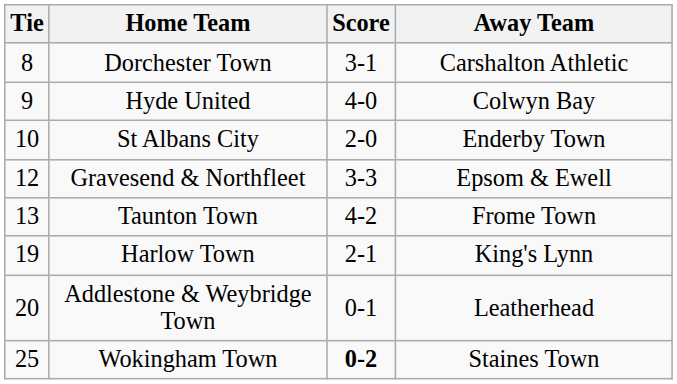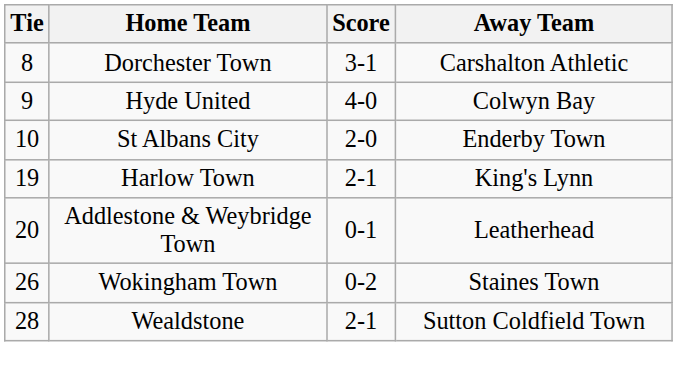- row: (188, 178)
- row: (188, 216)
(27, 359) 25 -> (27, 282) 26
(361, 359) bold -> (361, 282) normal
+ row: (188, 321)
